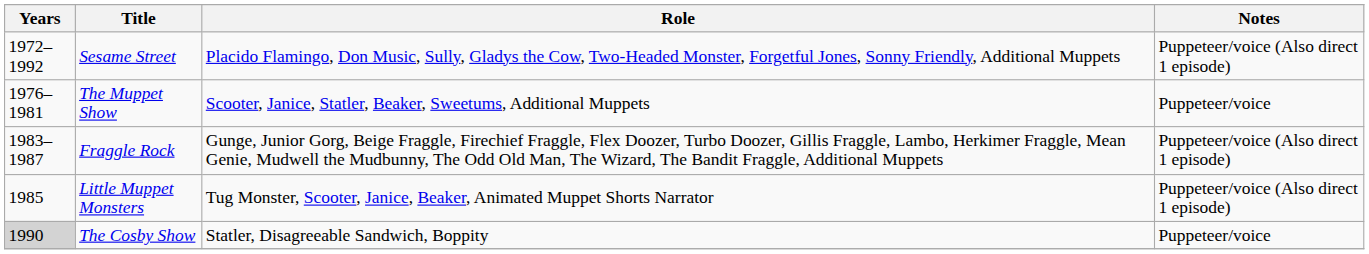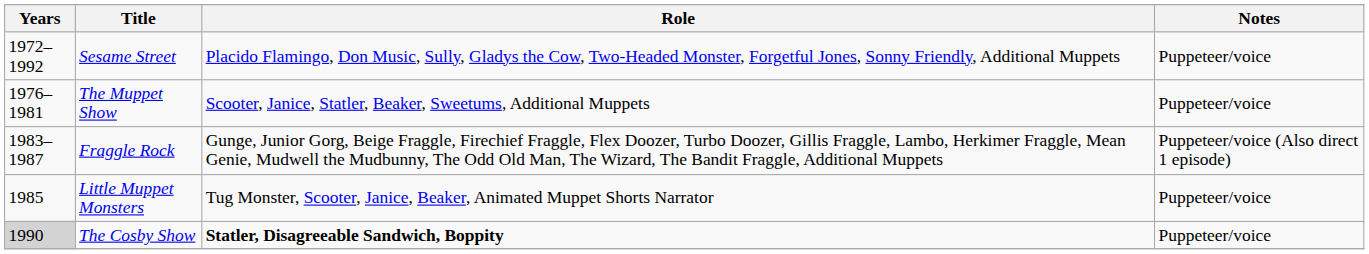(1258, 55) Puppeteer/voice (Also direct 1 episode) -> (1215, 55) Puppeteer/voice
(1258, 197) Puppeteer/voice (Also direct 1 episode) -> (1215, 197) Puppeteer/voice
(347, 235) normal -> (355, 235) bold
